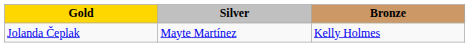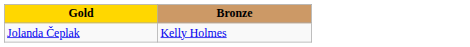- column: (235, 13)
